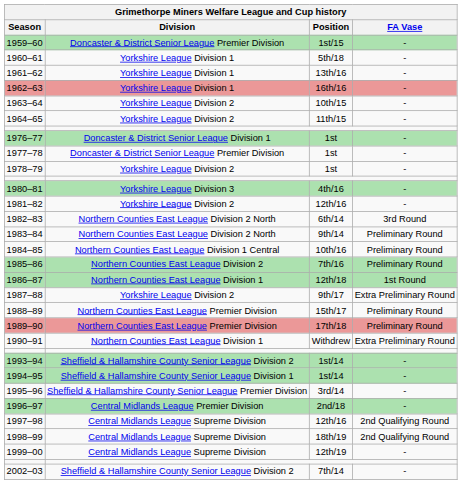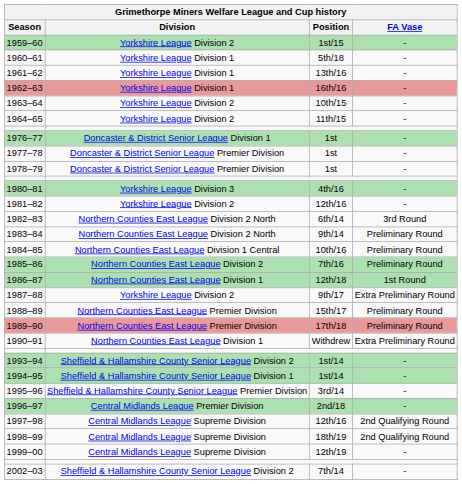(177, 42) Doncaster & District Senior League Premier Division -> (177, 42) Yorkshire League Division 2
(177, 169) Yorkshire League Division 2 -> (177, 169) Doncaster & District Senior League Premier Division
